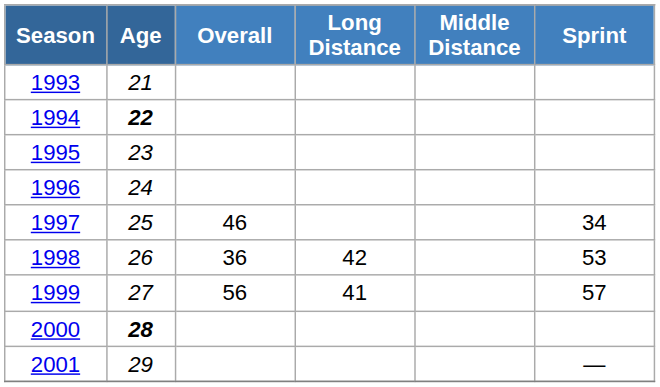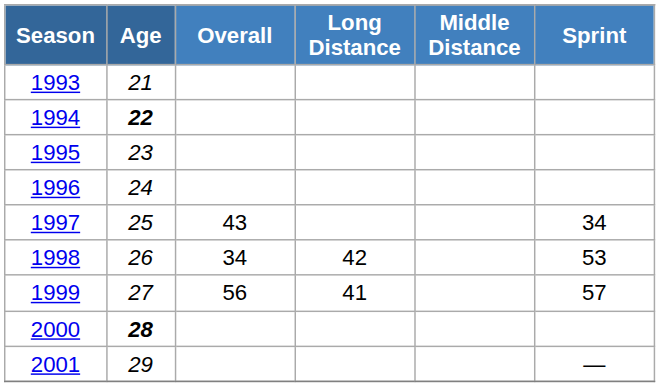(235, 223) 46 -> (235, 223) 43
(235, 258) 36 -> (235, 258) 34
